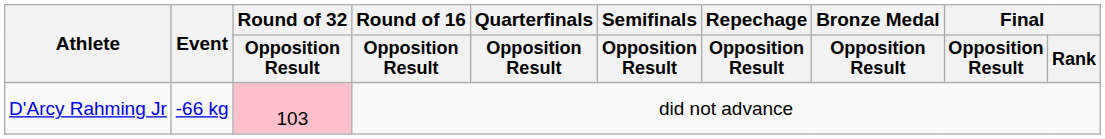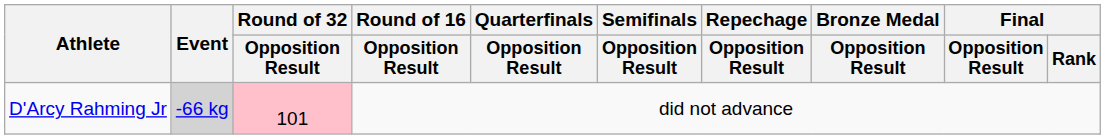(202, 109) no background -> (202, 109) lightgrey background
(292, 119) 103 -> (292, 119) 101
